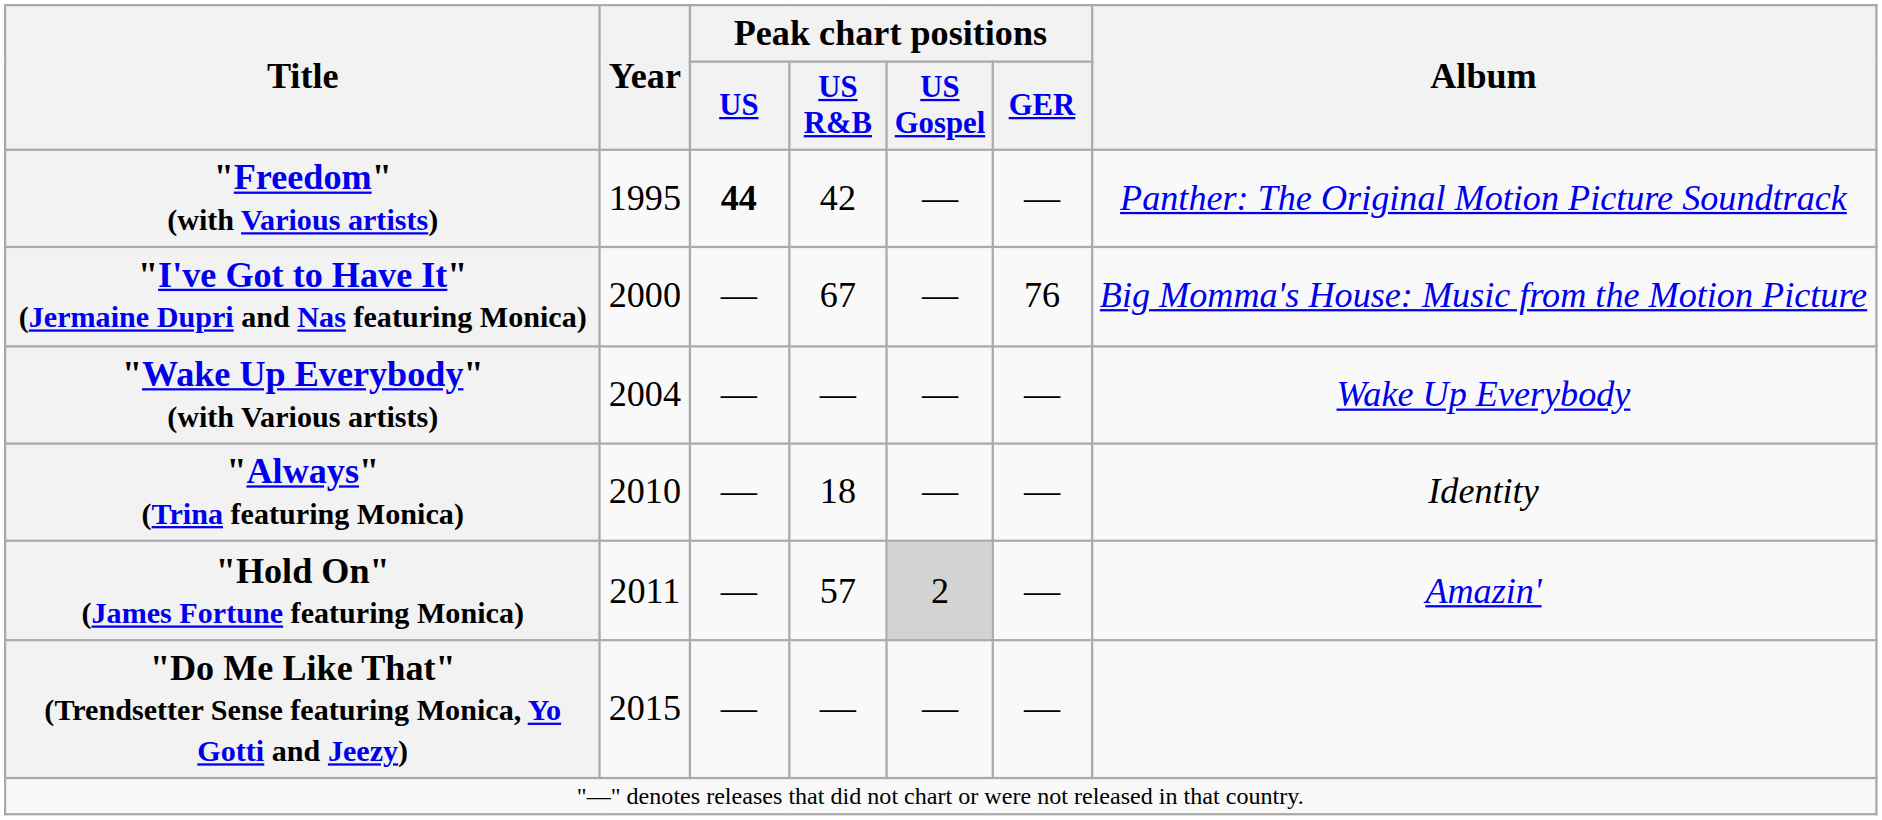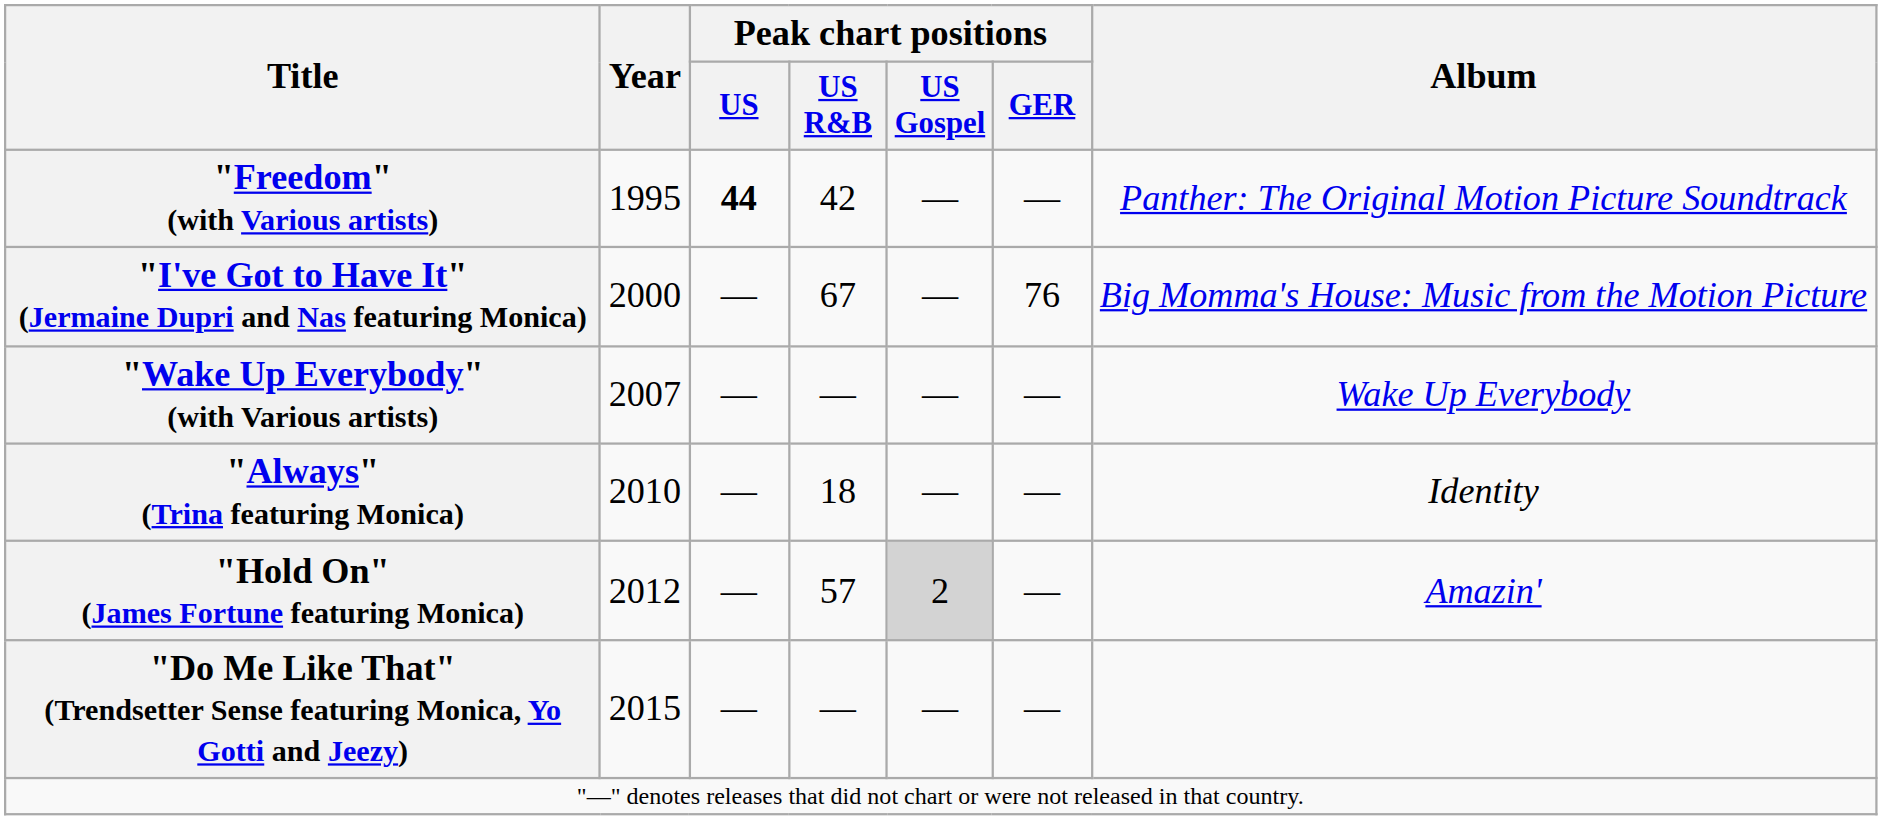(645, 393) 2004 -> (645, 393) 2007
(645, 589) 2011 -> (645, 589) 2012
